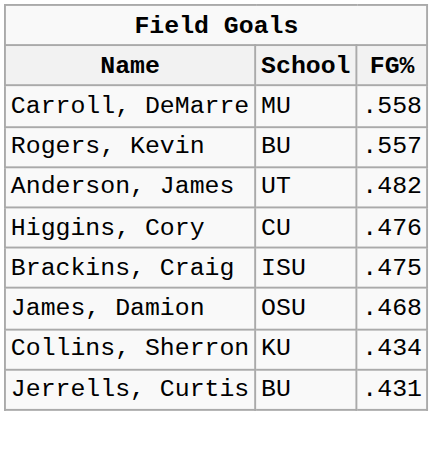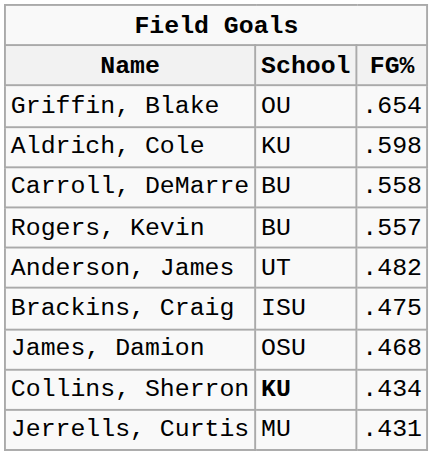+ row: (115, 106)
+ row: (108, 147)
(276, 106) MU -> (276, 187) BU
- row: (108, 228)
(276, 349) normal -> (276, 389) bold
(276, 389) BU -> (276, 430) MU
